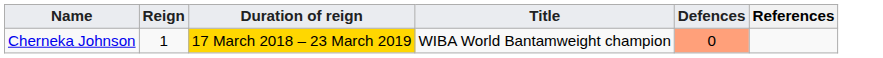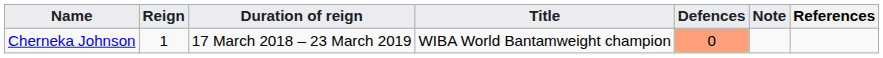+ column: (769, 16)
(302, 40) gold background -> (302, 40) no background
